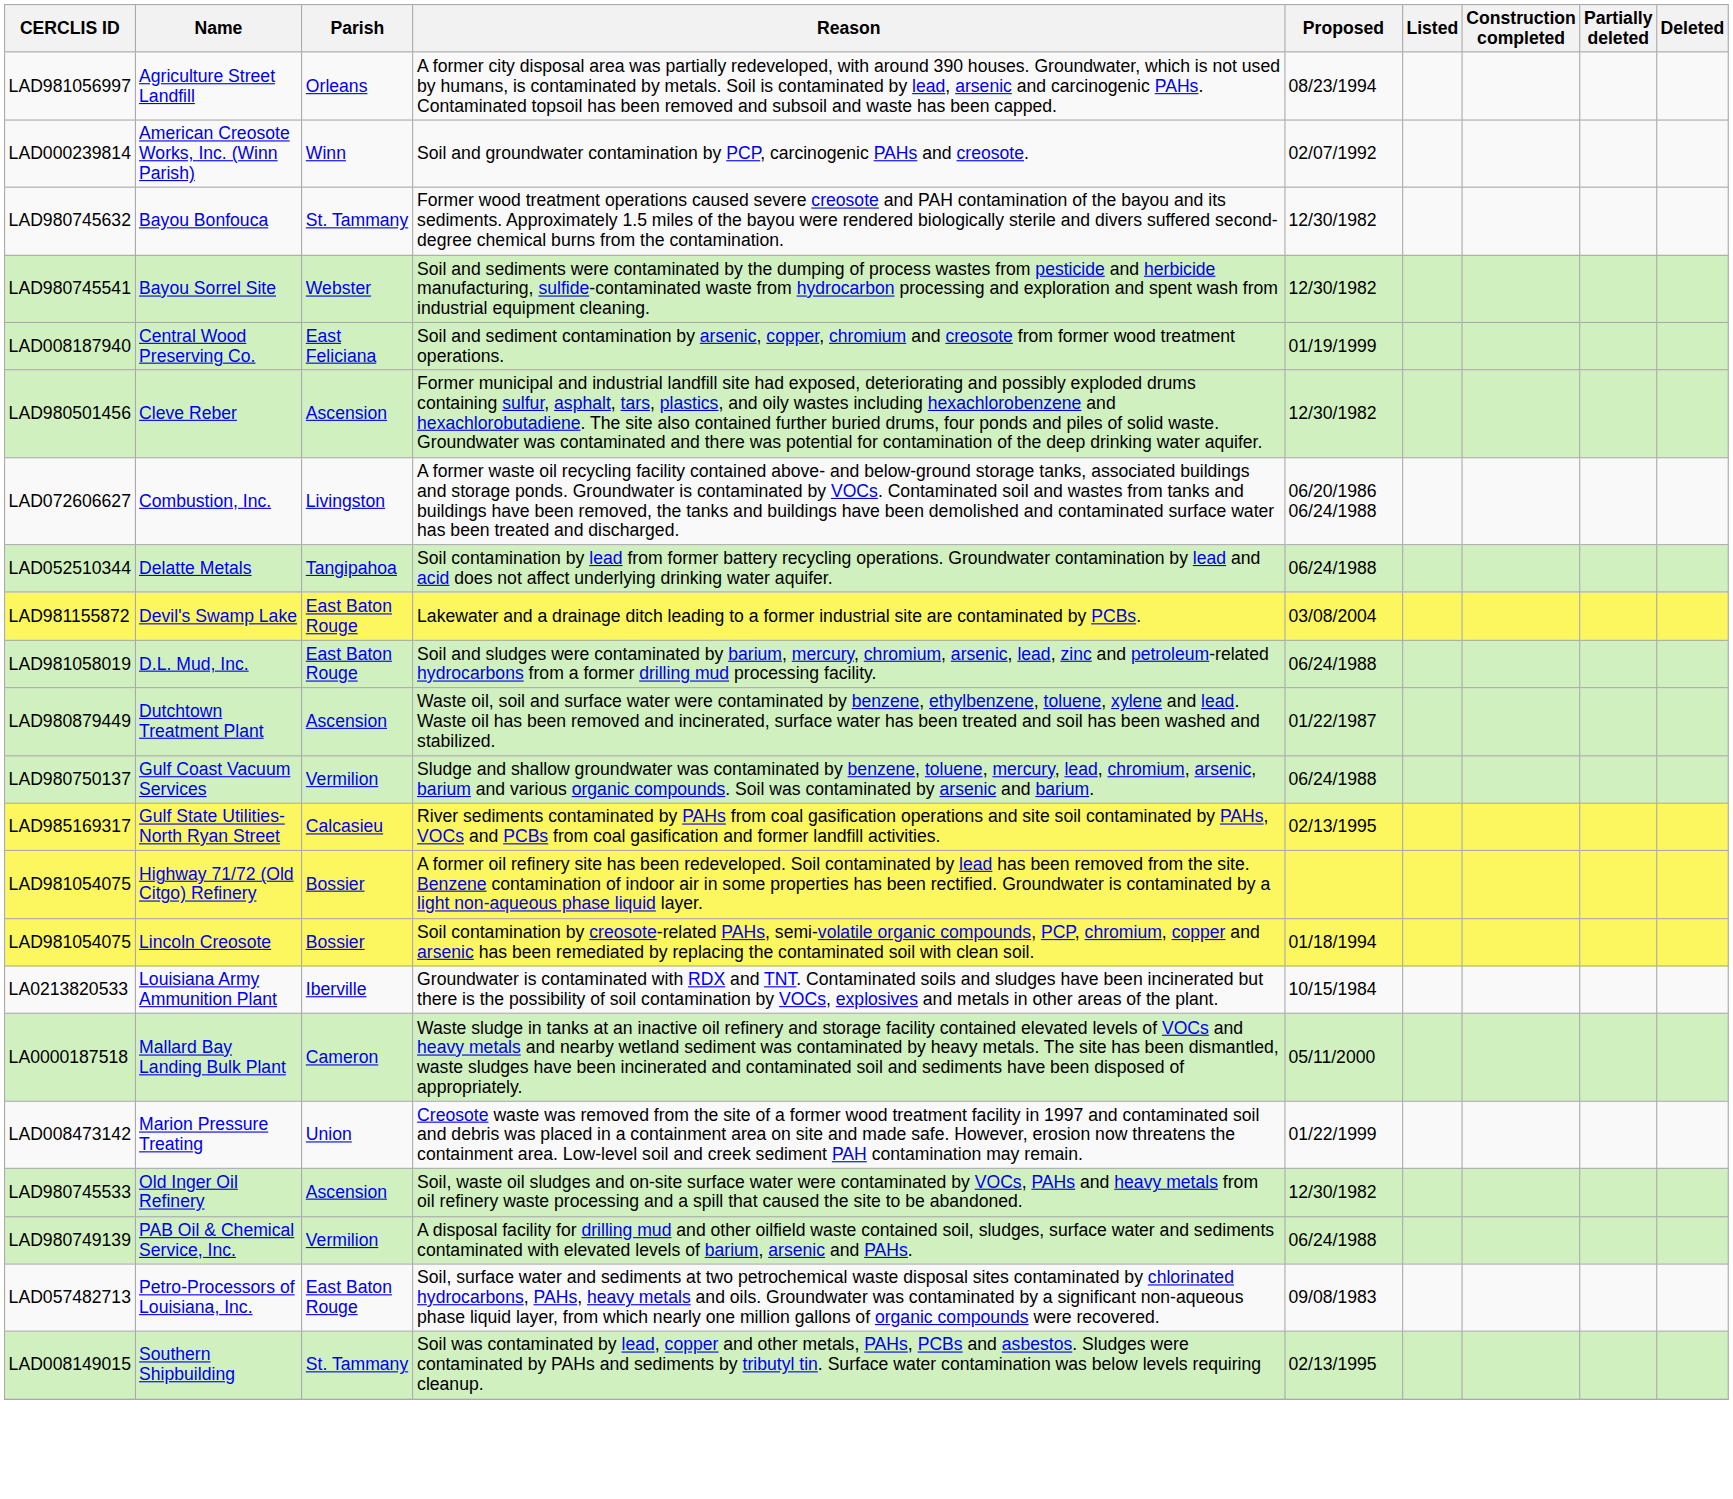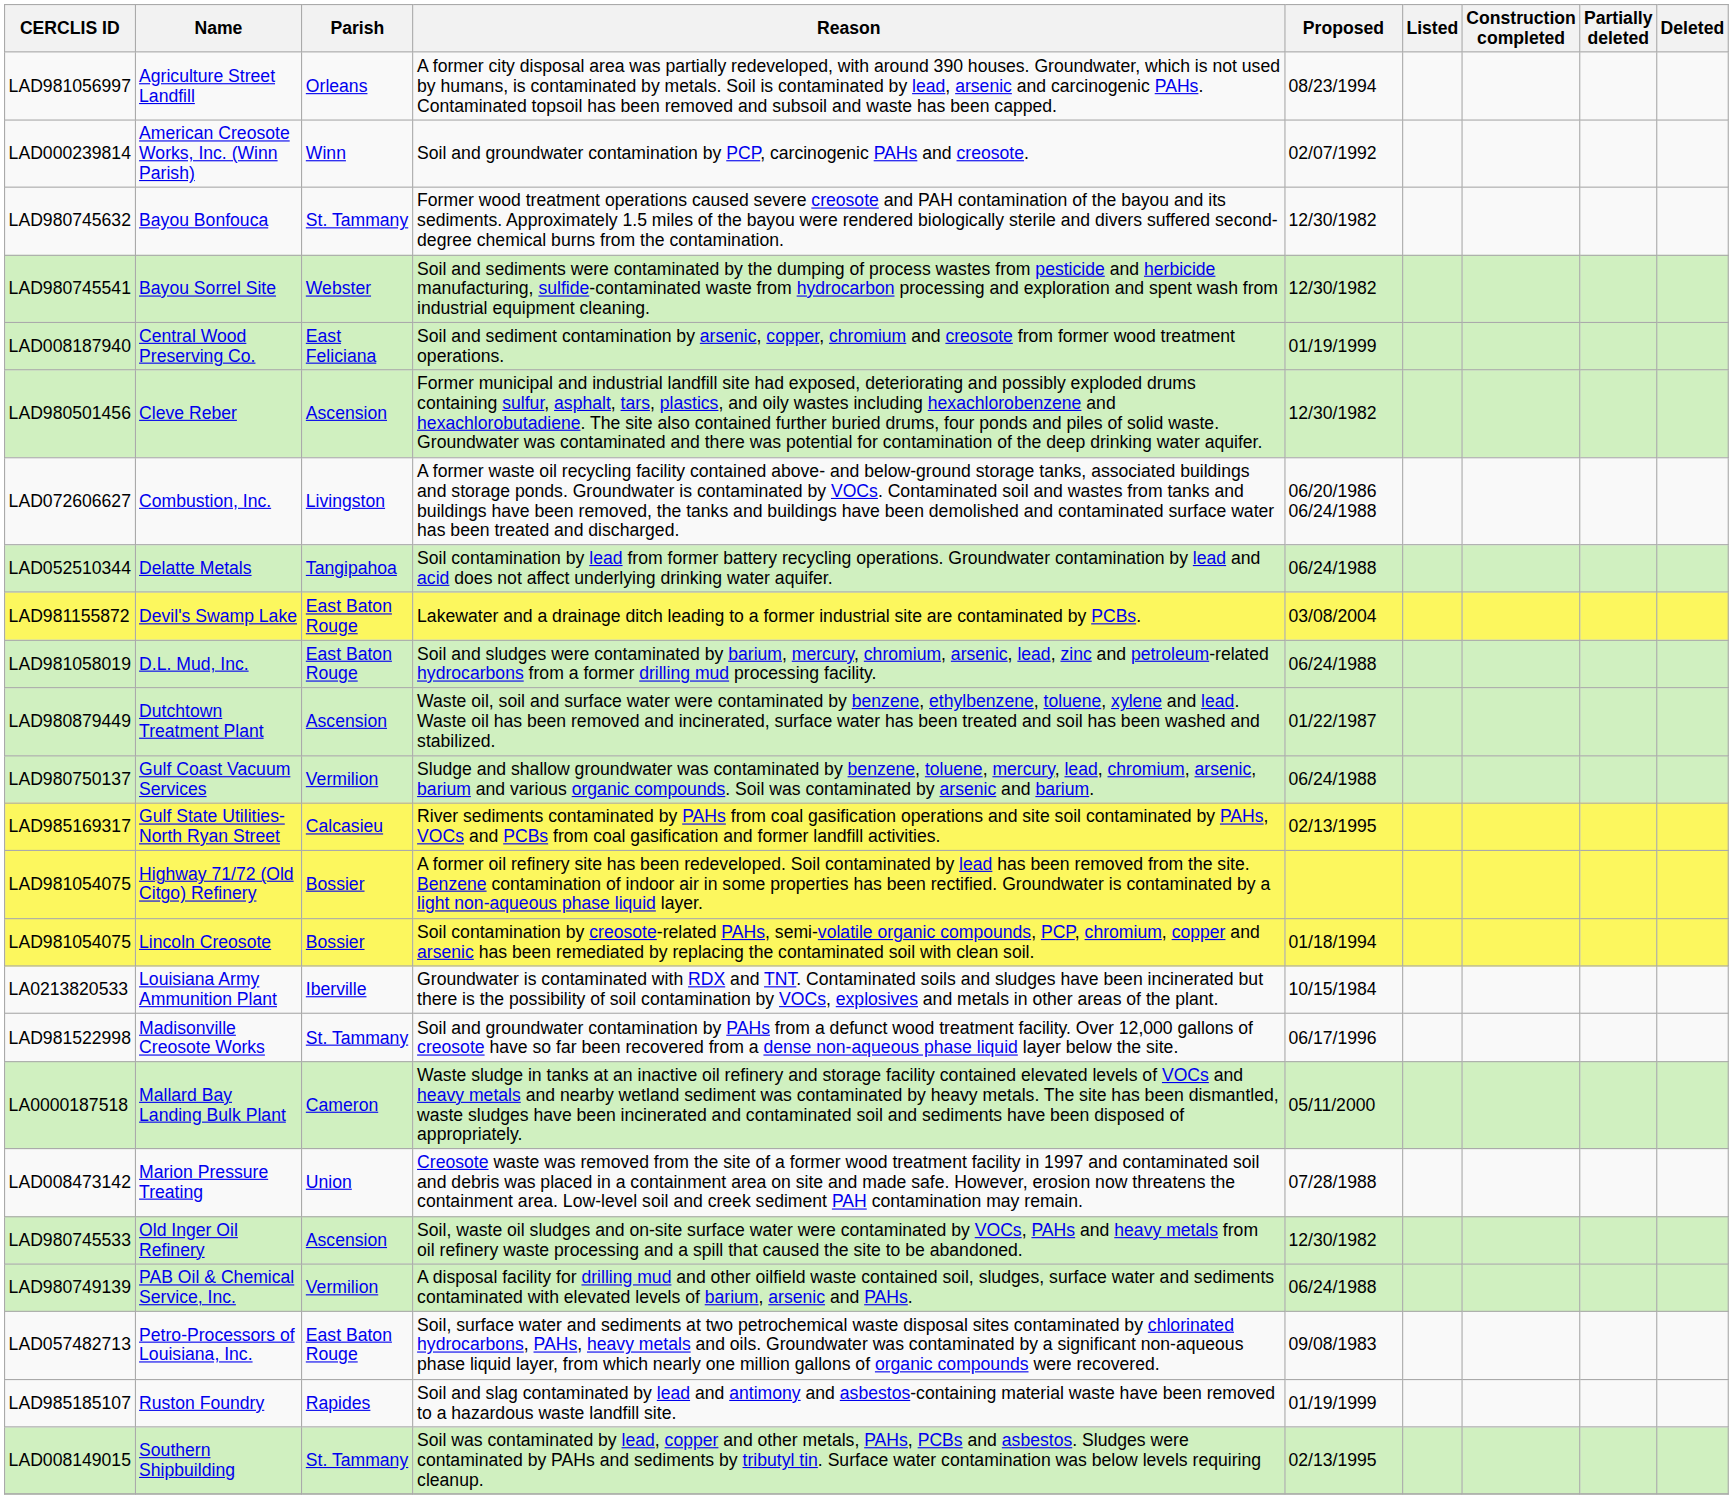+ row: (202, 1037)
(1333, 1134) 01/22/1999 -> (1333, 1182) 07/28/1988
+ row: (202, 1402)
